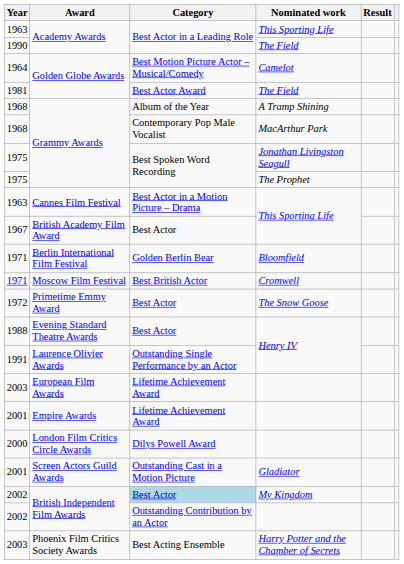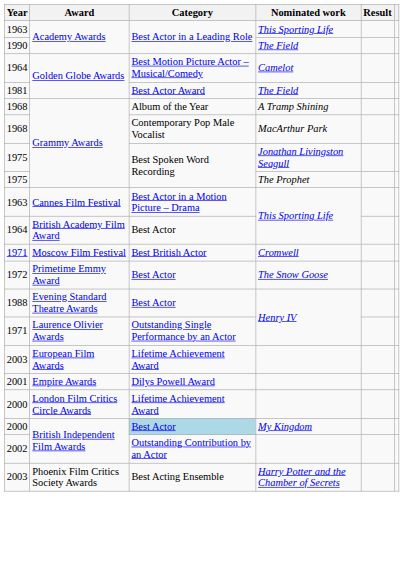(17, 230) 1967 -> (17, 230) 1964
- row: (73, 258)
(17, 359) 1991 -> (17, 331) 1971
(179, 415) Lifetime Achievement Award -> (173, 381) Dilys Powell Award
(174, 444) Dilys Powell Award -> (178, 404) Lifetime Achievement Award
- row: (74, 472)
(17, 494) 2002 -> (17, 426) 2000
